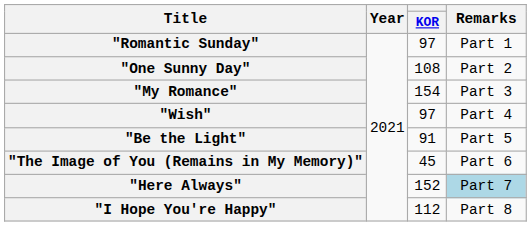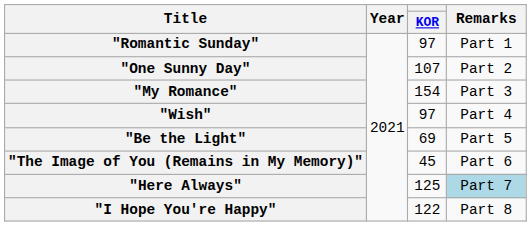(427, 69) 108 -> (427, 69) 107
(427, 139) 91 -> (427, 139) 69
(427, 186) 152 -> (427, 186) 125
(427, 210) 112 -> (427, 210) 122
